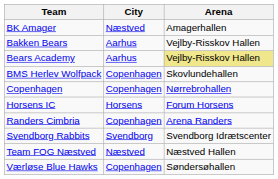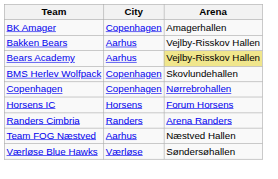(125, 27) Næstved -> (134, 27) Copenhagen
(134, 120) Copenhagen -> (124, 120) Randers
- row: (48, 136)
(125, 151) Næstved -> (121, 136) Aarhus
(134, 167) Copenhagen -> (124, 151) Værløse
